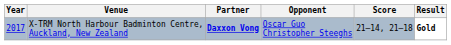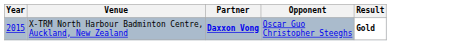- column: (384, 11)
(16, 28) 2017 -> (16, 28) 2015
